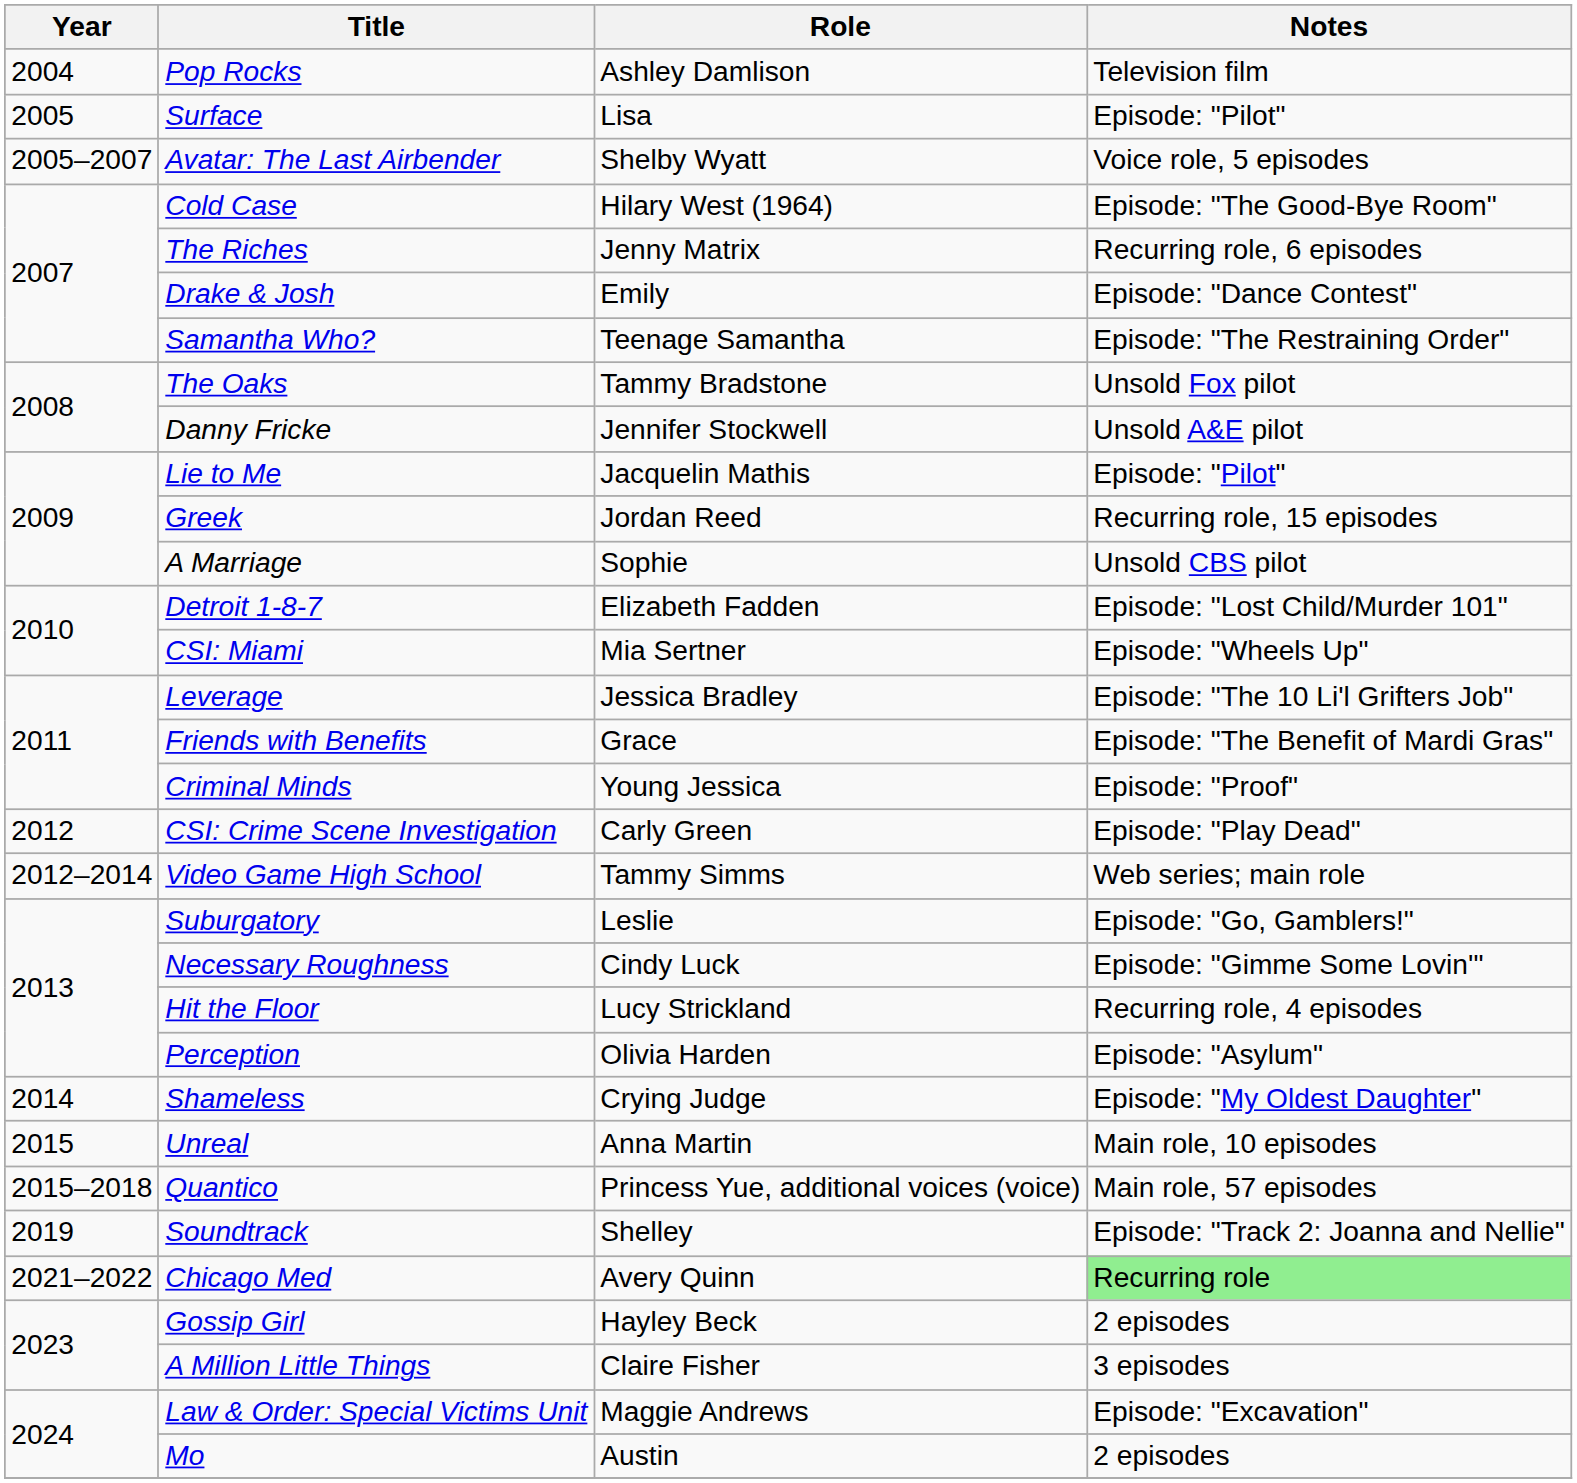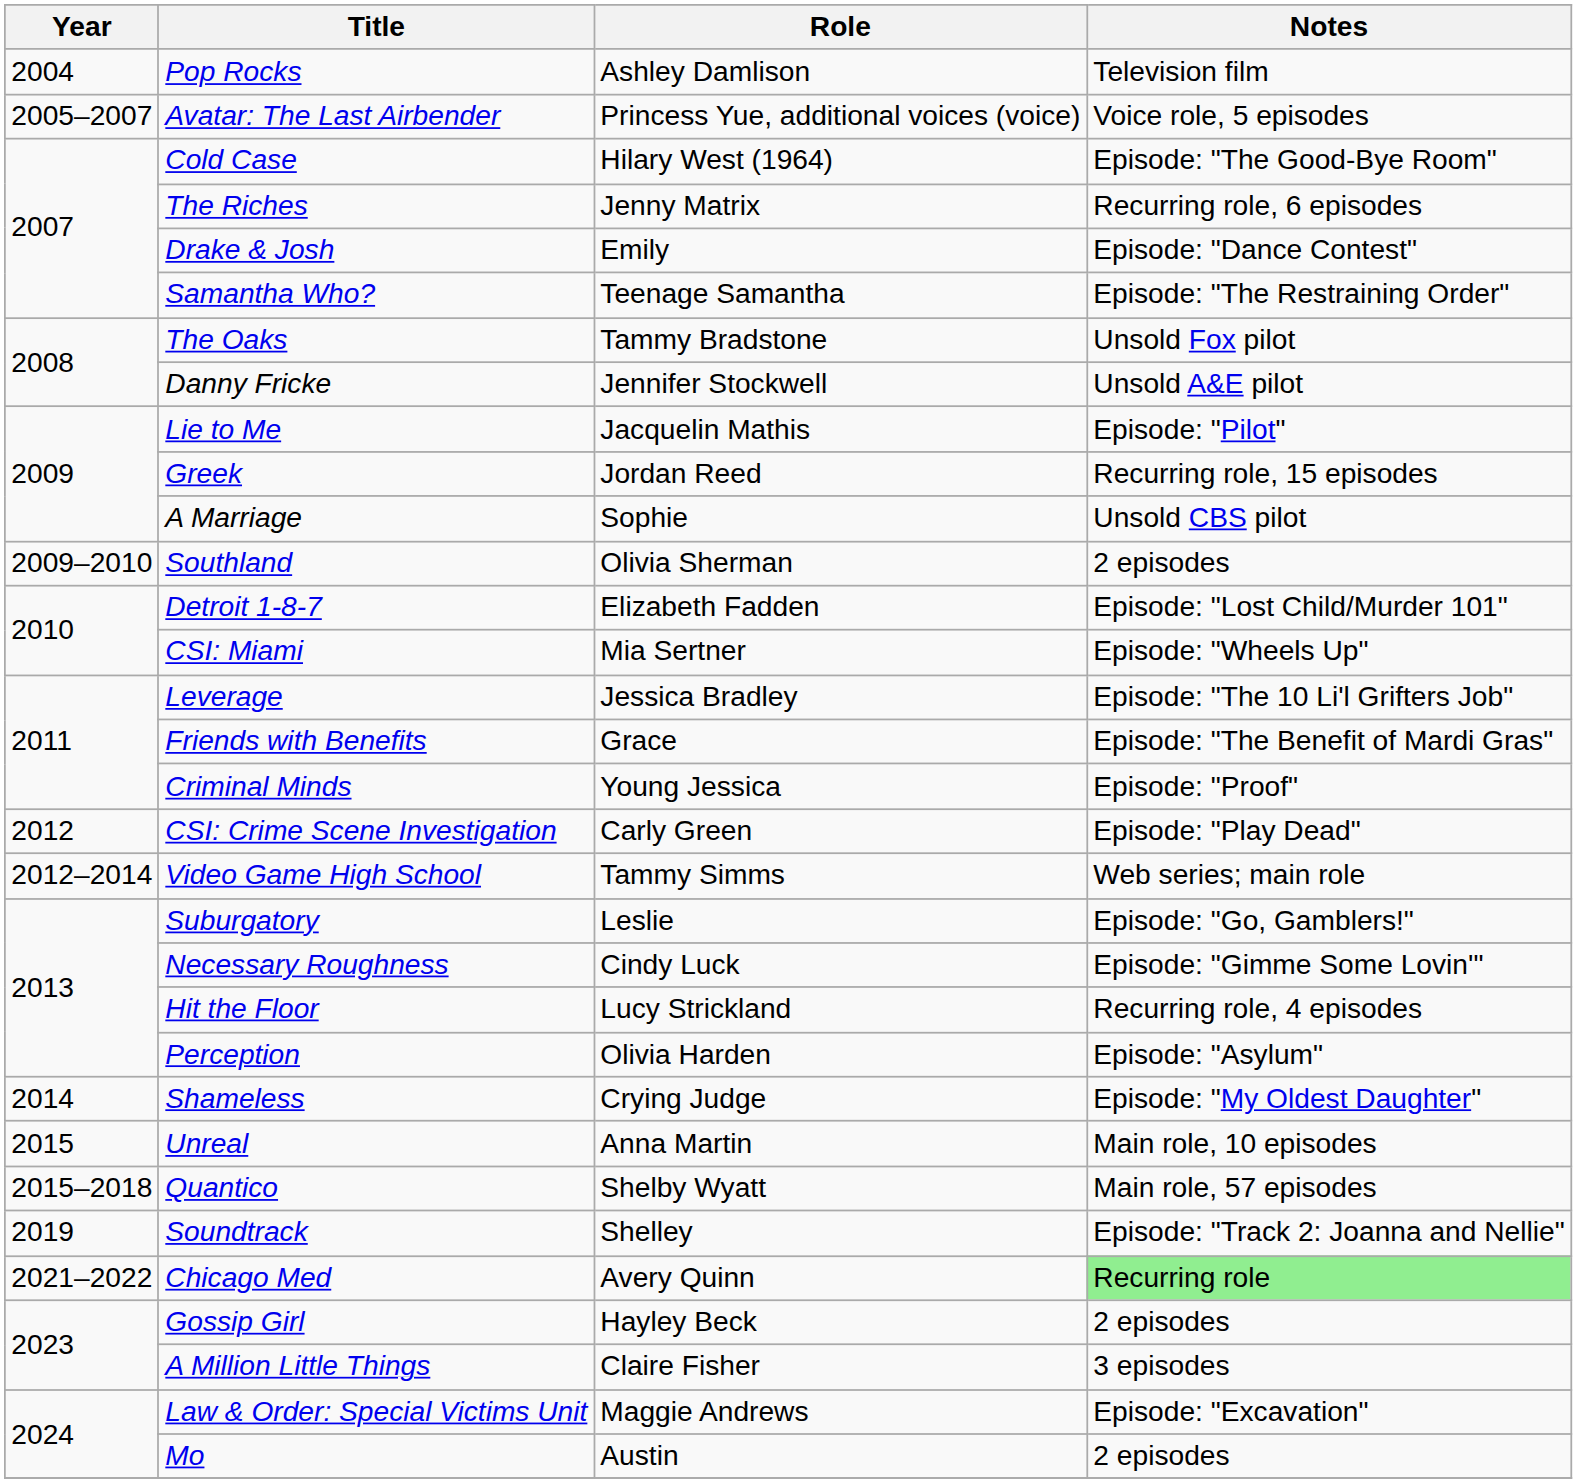- row: (214, 116)
(683, 160) Shelby Wyatt -> (840, 116) Princess Yue, additional voices (voice)
+ row: (229, 562)
(840, 1187) Princess Yue, additional voices (voice) -> (683, 1187) Shelby Wyatt
